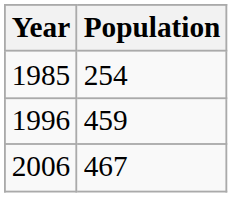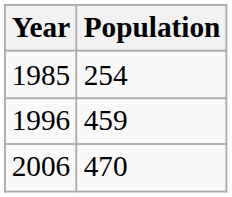(106, 167) 467 -> (106, 167) 470
